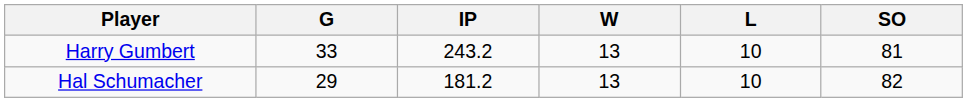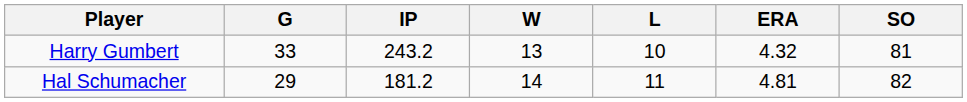+ column: (778, 19)
(609, 81) 13 -> (532, 81) 14
(751, 81) 10 -> (655, 81) 11
